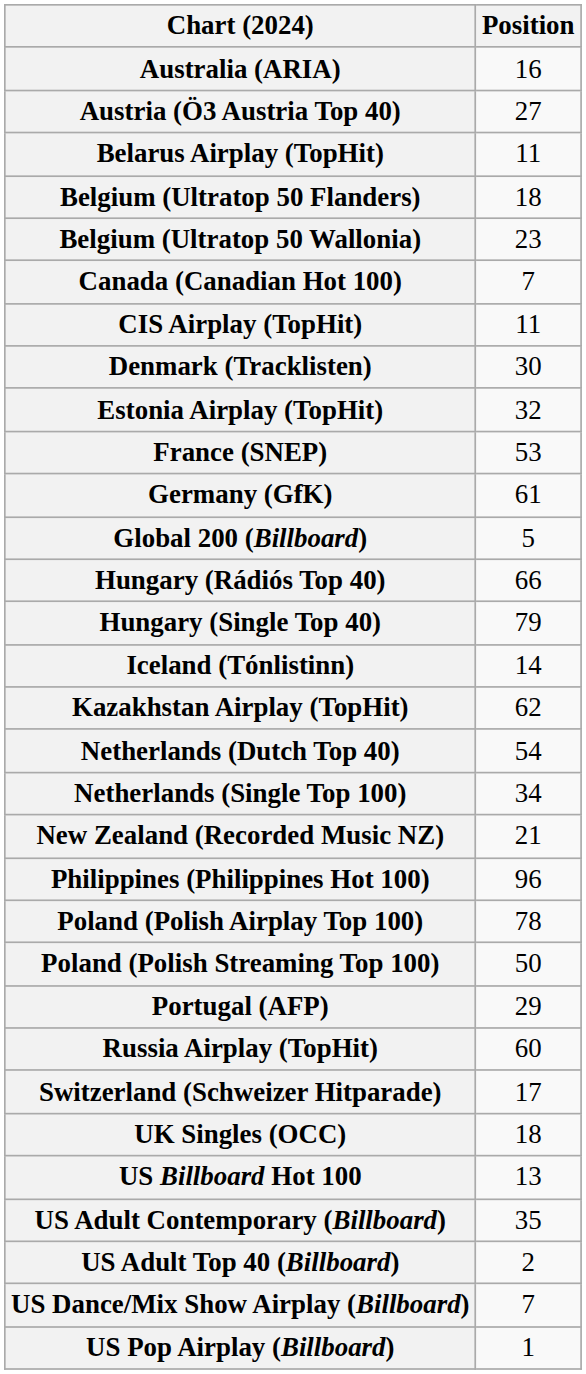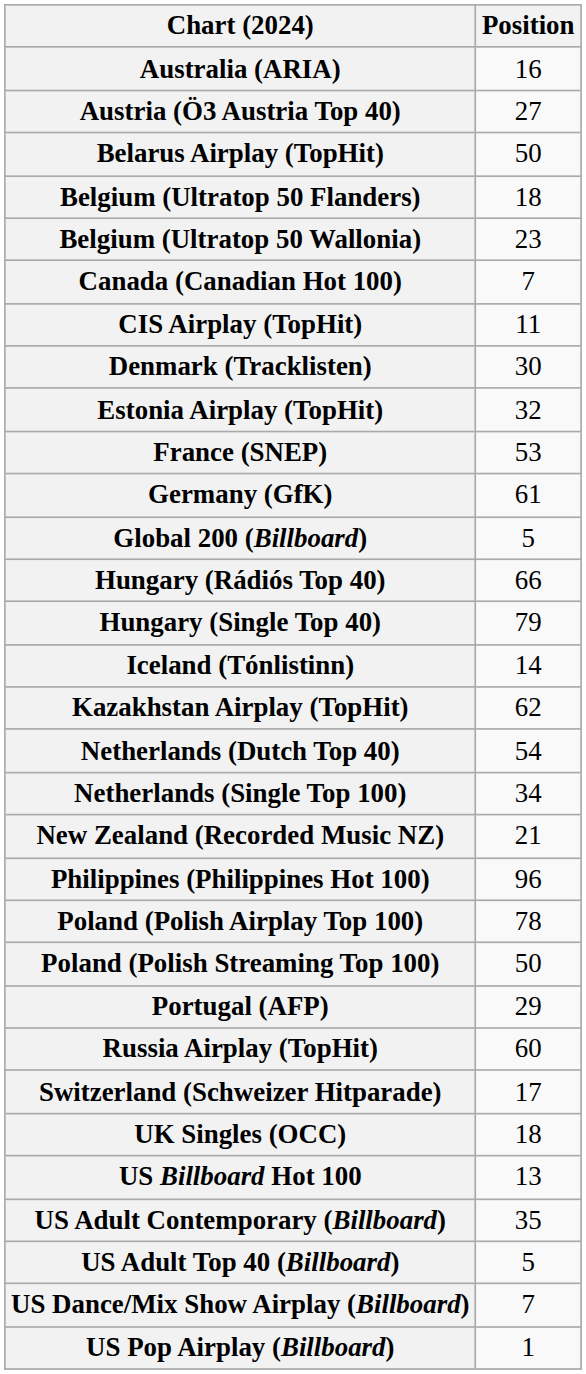(528, 153) 11 -> (528, 153) 50
(528, 1262) 2 -> (528, 1262) 5
